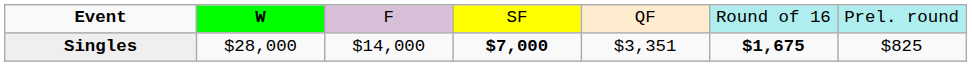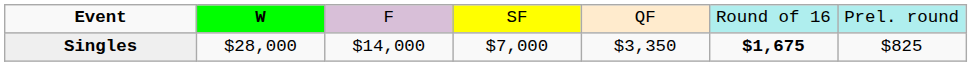(517, 47) bold -> (517, 47) normal
(645, 47) $3,351 -> (645, 47) $3,350
